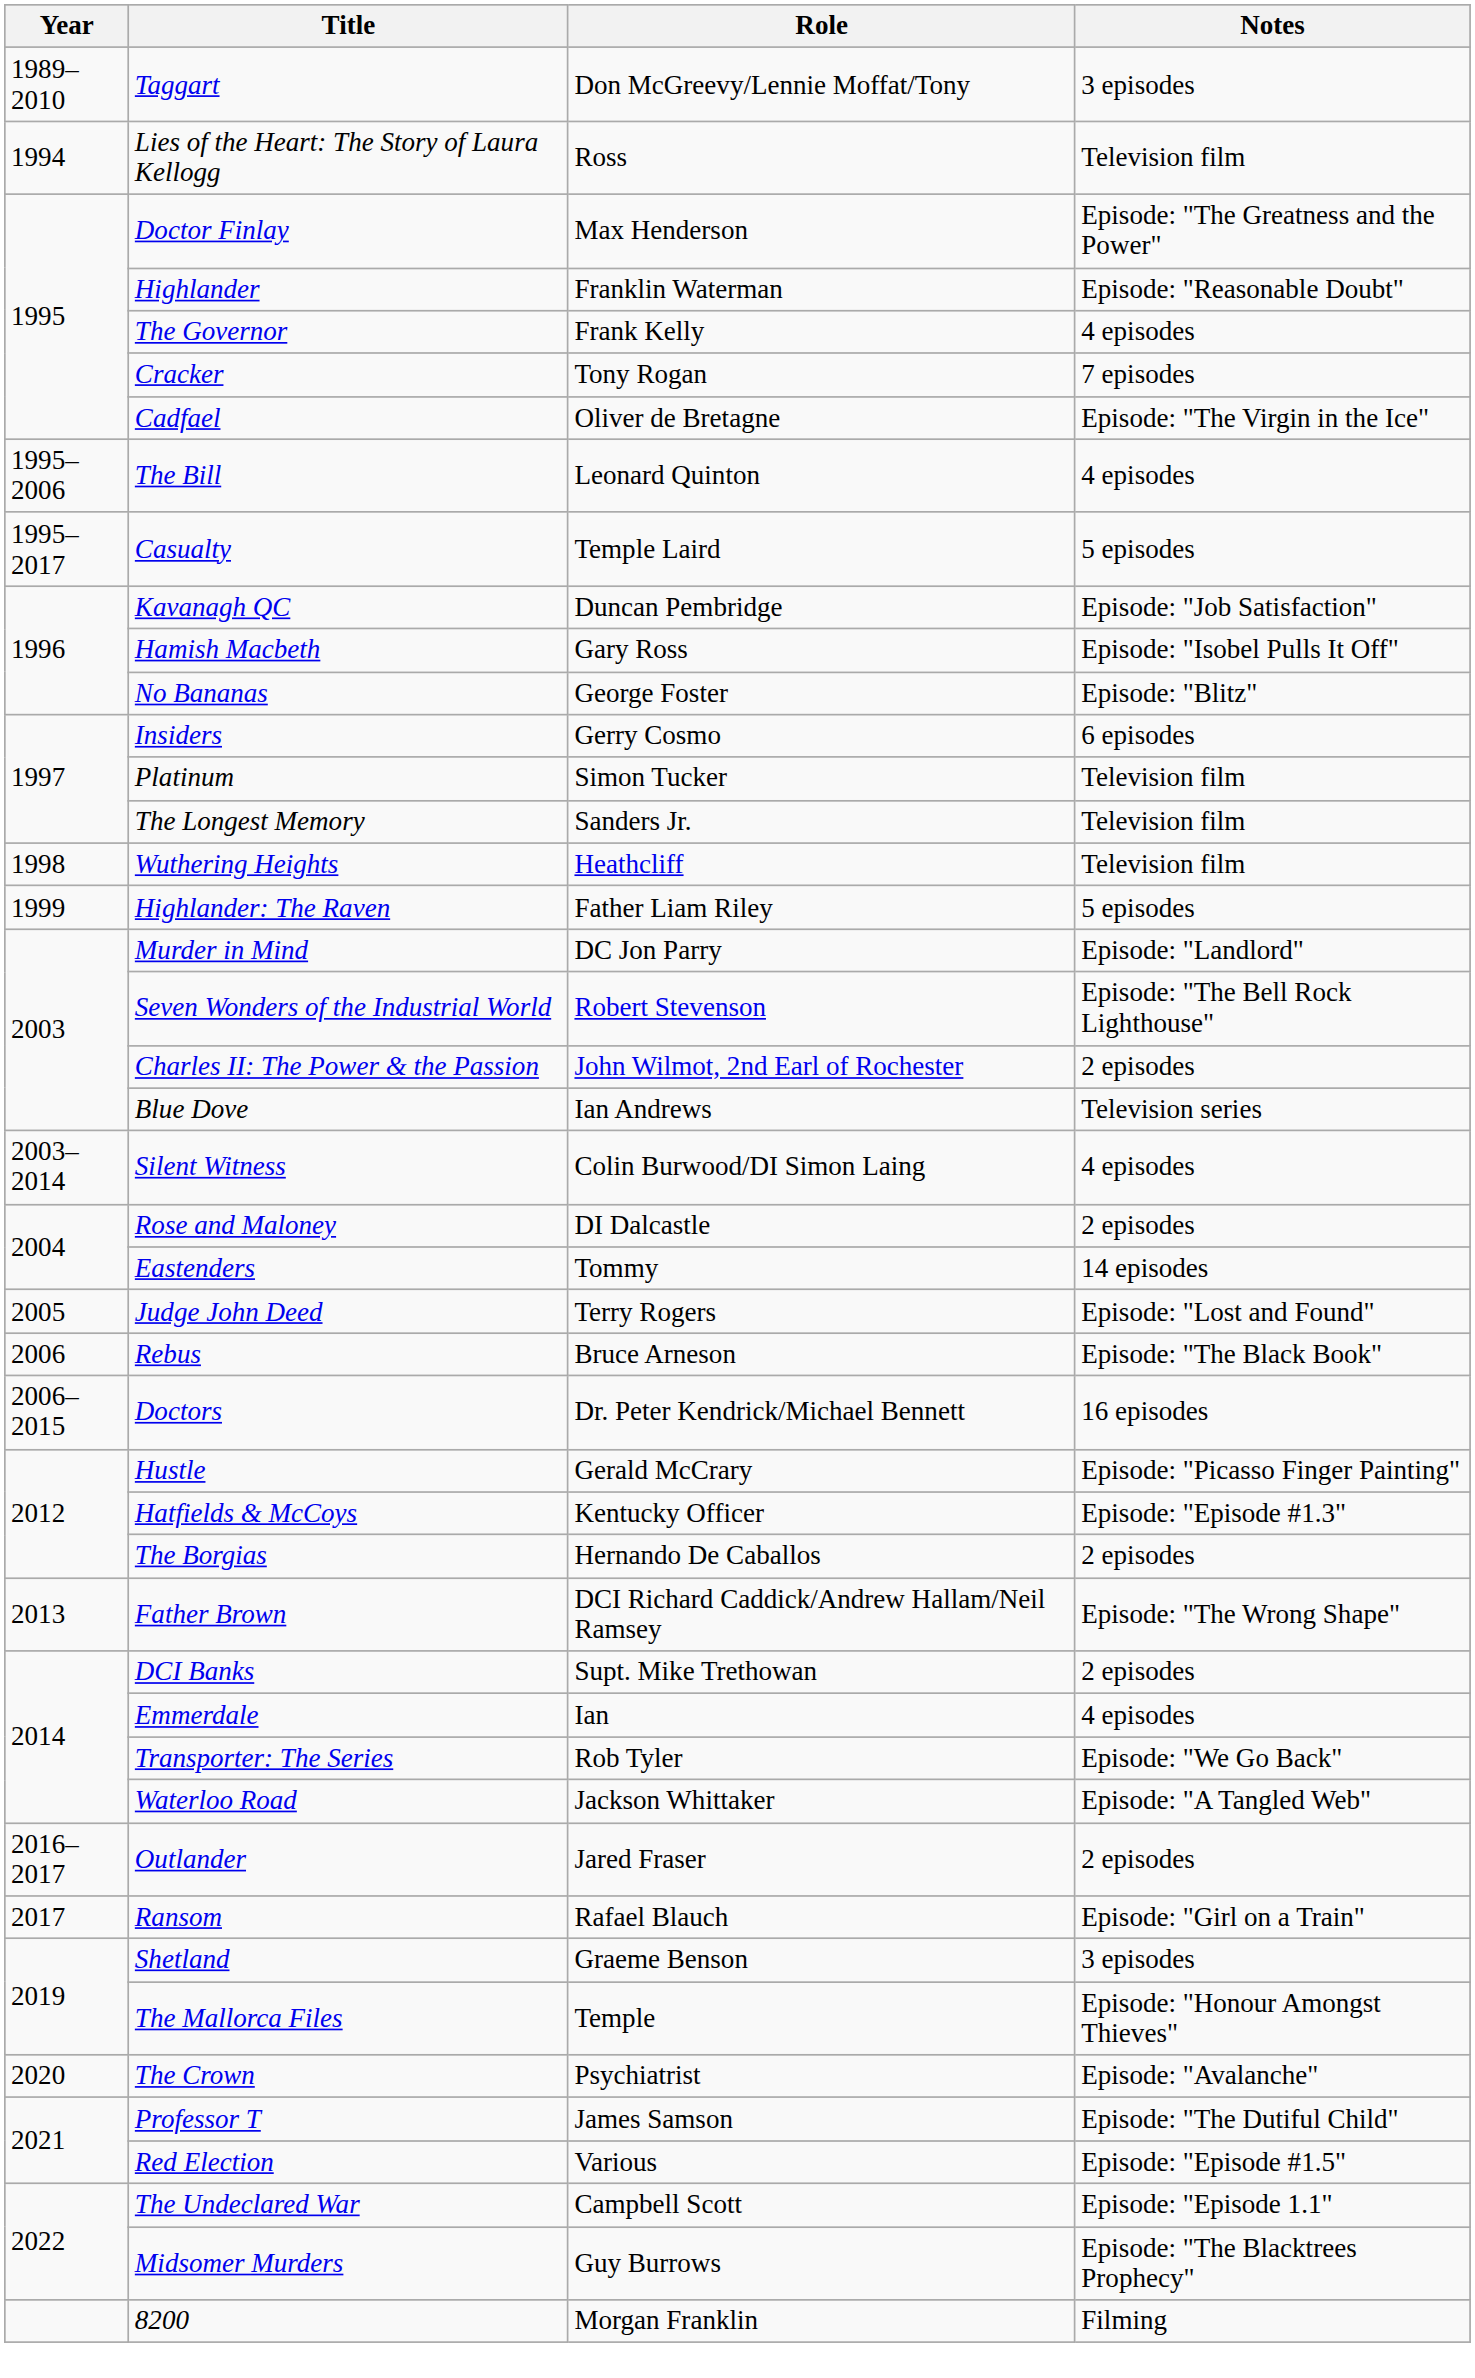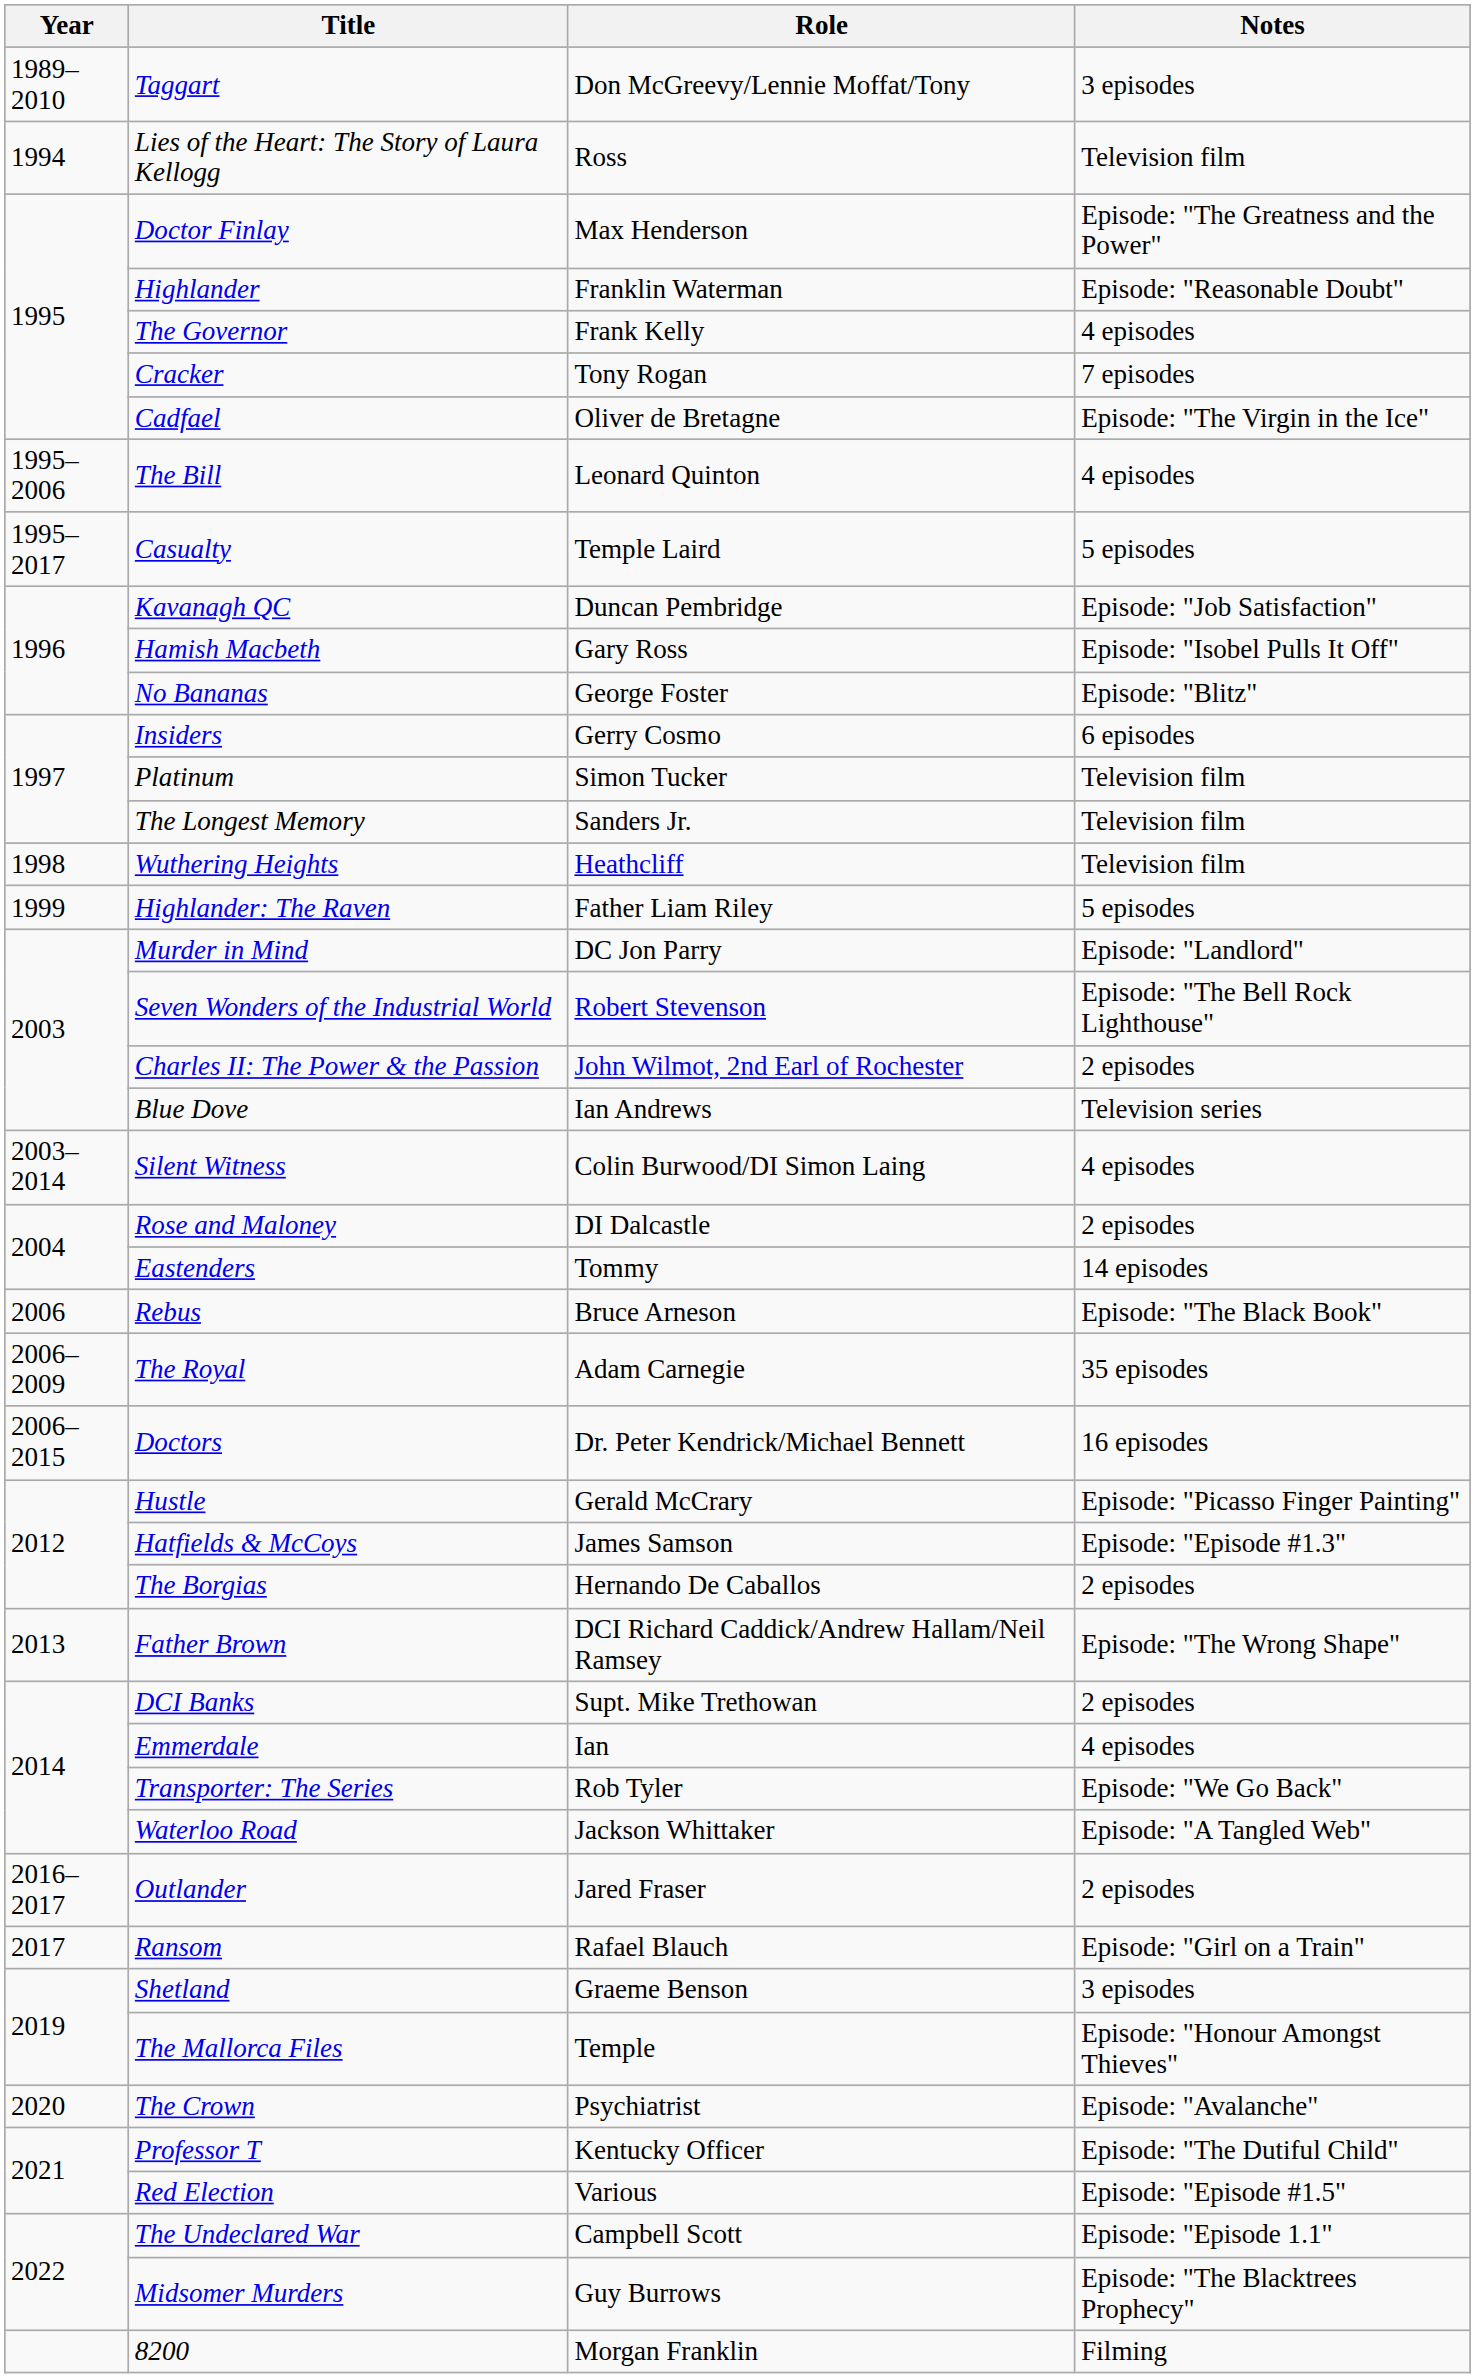- row: (229, 1310)
+ row: (190, 1369)
(669, 1512) Kentucky Officer -> (654, 1543) James Samson
(654, 2118) James Samson -> (669, 2149) Kentucky Officer
